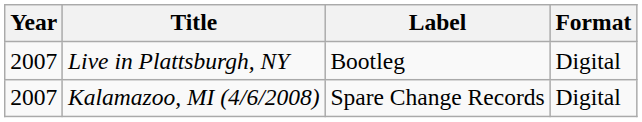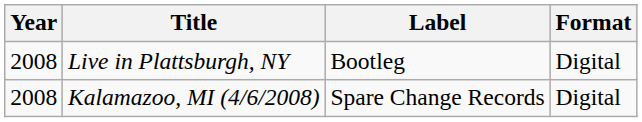(34, 60) 2007 -> (34, 60) 2008
(34, 97) 2007 -> (34, 97) 2008
